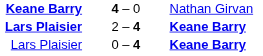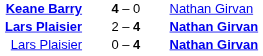(208, 26) Keane Barry -> (214, 26) Nathan Girvan
(208, 44) Keane Barry -> (214, 44) Nathan Girvan
